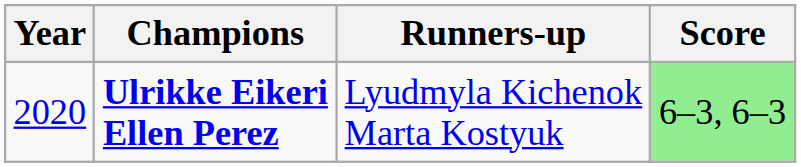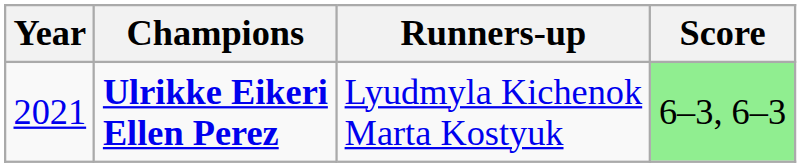(50, 111) 2020 -> (50, 111) 2021
